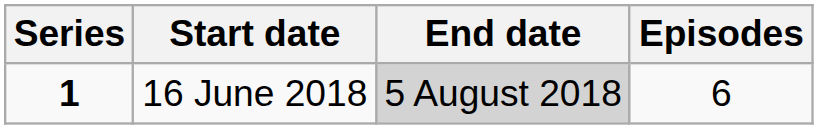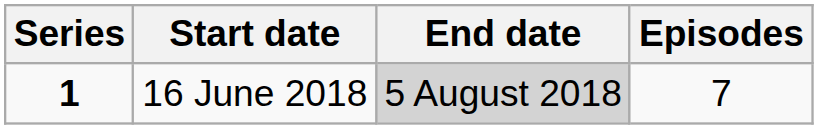(721, 92) 6 -> (721, 92) 7
